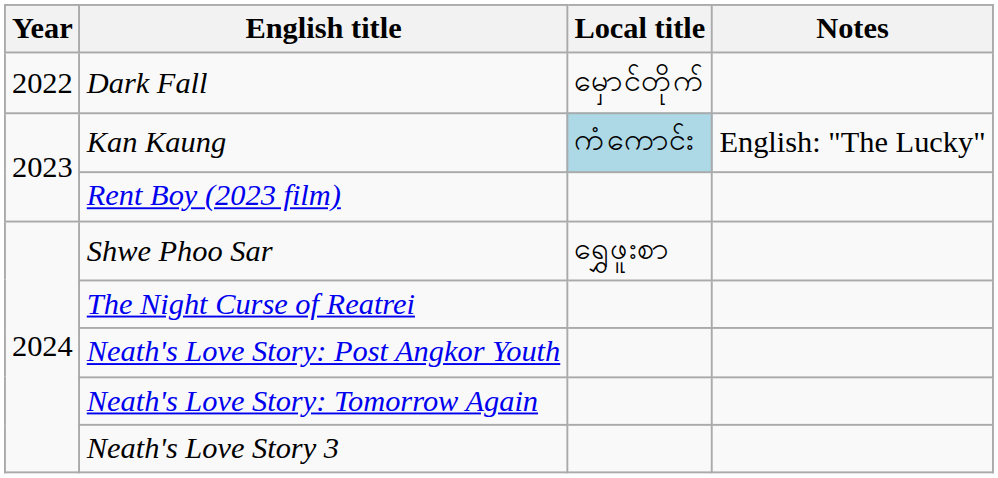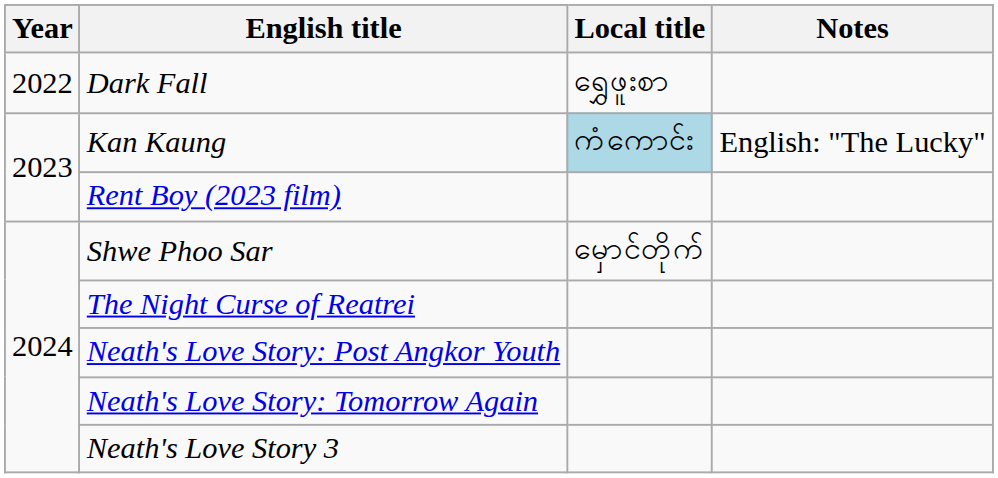(640, 80) မှောင်တိုက် -> (622, 80) ရွှေဖူးစာ
(622, 248) ရွှေဖူးစာ -> (640, 248) မှောင်တိုက်
